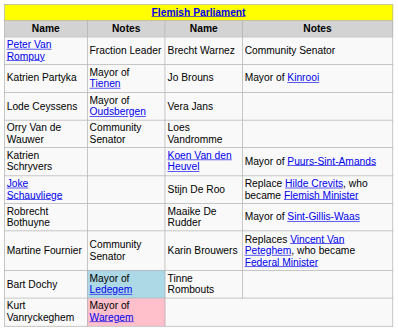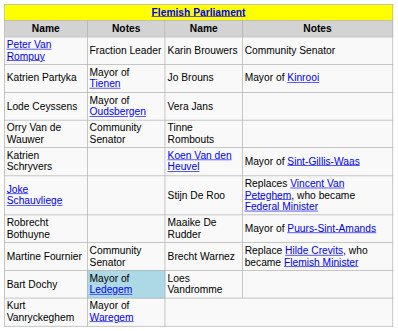(201, 50) Brecht Warnez -> (203, 50) Karin Brouwers
(195, 134) Loes Vandromme -> (191, 134) Tinne Rombouts
(310, 161) Mayor of Puurs-Sint-Amands -> (302, 161) Mayor of Sint-Gillis-Waas
(306, 189) Replace Hilde Crevits, who became Flemish Minister -> (300, 195) Replaces Vincent Van Peteghem, who became Federal Minister
(302, 217) Mayor of Sint-Gillis-Waas -> (310, 228) Mayor of Puurs-Sint-Amands
(203, 250) Karin Brouwers -> (201, 256) Brecht Warnez
(300, 250) Replaces Vincent Van Peteghem, who became Federal Minister -> (306, 256) Replace Hilde Crevits, who became Flemish Minister
(191, 284) Tinne Rombouts -> (195, 284) Loes Vandromme
(112, 312) pink background -> (112, 312) no background
